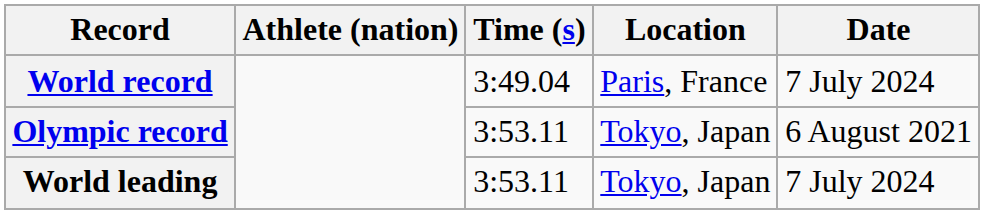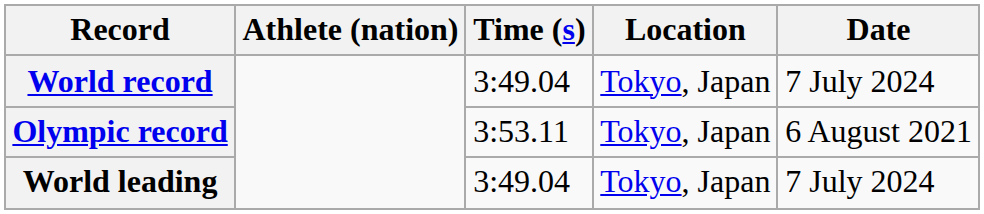(684, 80) Paris, France -> (685, 80) Tokyo, Japan
(521, 182) 3:53.11 -> (522, 182) 3:49.04
